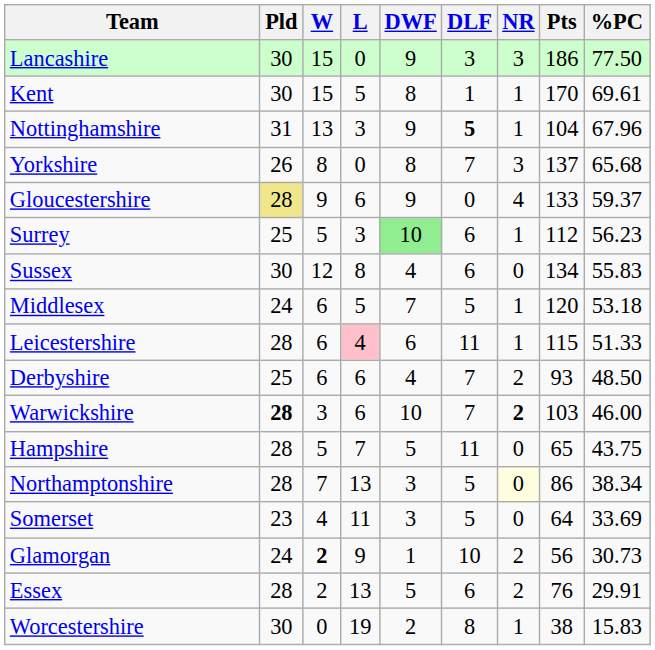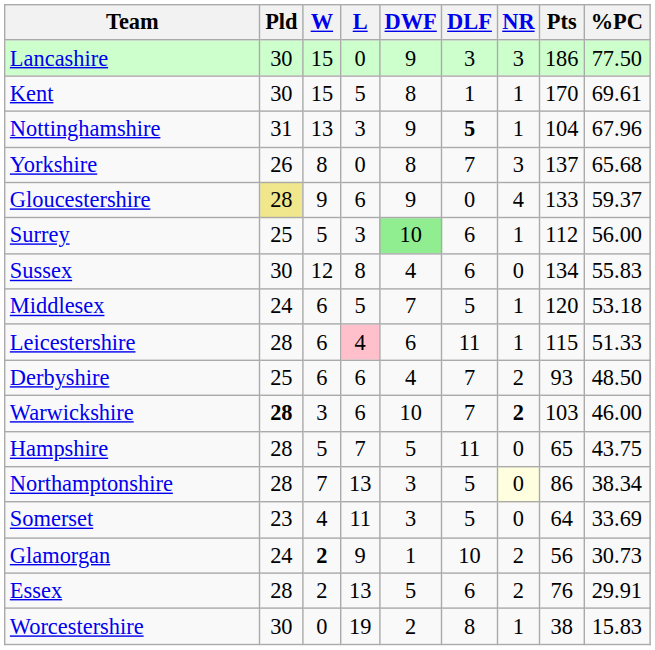(617, 235) 56.23 -> (617, 235) 56.00
